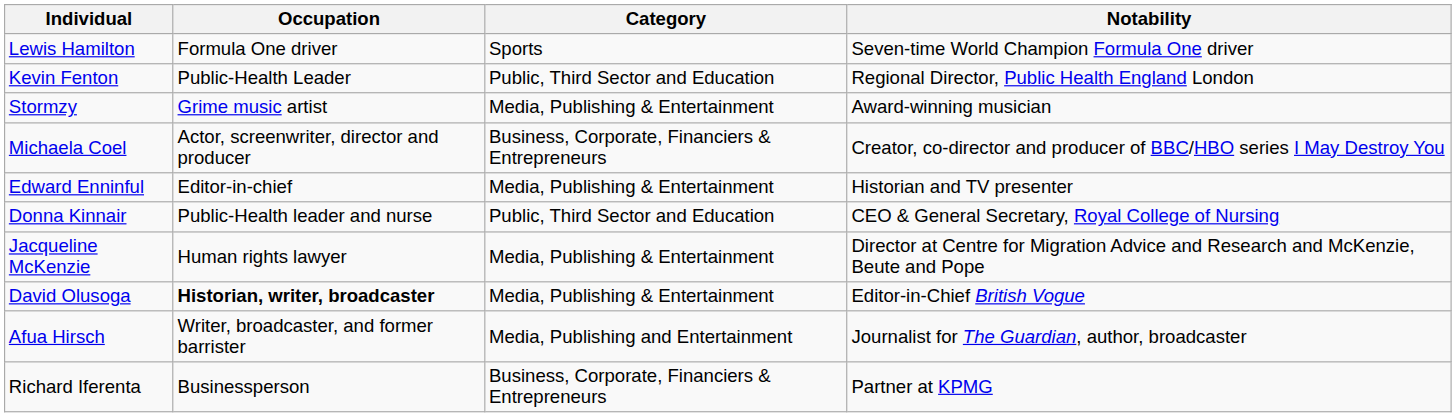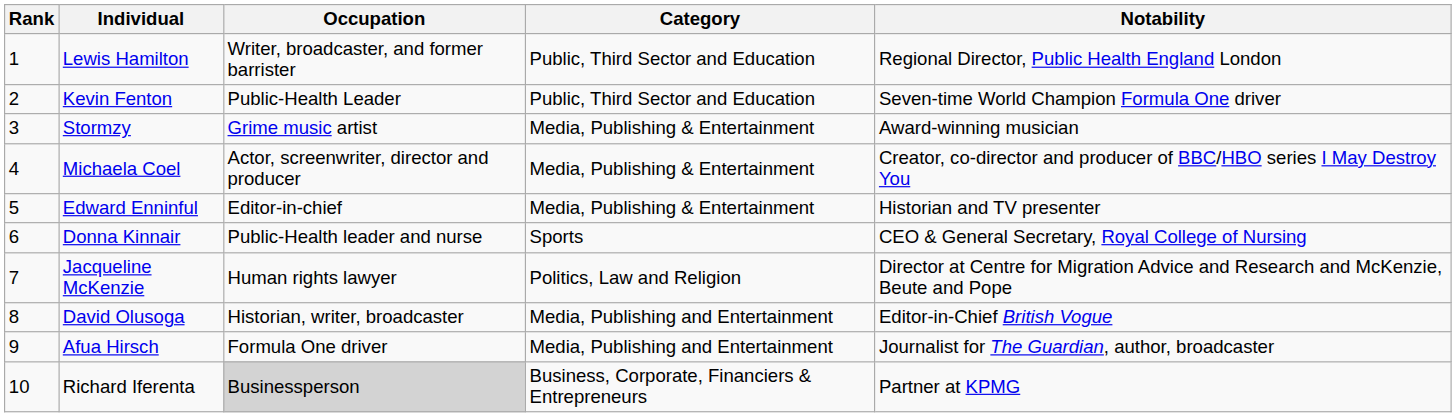+ column: (32, 19)
(257, 48) Formula One driver -> (355, 59) Writer, broadcaster, and former barrister
(516, 48) Sports -> (672, 59) Public, Third Sector and Education
(1052, 48) Seven-time World Champion Formula One driver -> (1080, 59) Regional Director, Public Health England London
(1053, 78) Regional Director, Public Health England London -> (1080, 98) Seven-time World Champion Formula One driver
(630, 147) Business, Corporate, Financiers & Entrepreneurs -> (672, 168) Media, Publishing & Entertainment
(632, 216) Public, Third Sector and Education -> (556, 237) Sports
(631, 256) Media, Publishing & Entertainment -> (635, 277) Politics, Law and Religion
(306, 296) bold -> (346, 317) normal
(631, 296) Media, Publishing & Entertainment -> (681, 317) Media, Publishing and Entertainment
(305, 336) Writer, broadcaster, and former barrister -> (307, 346) Formula One driver
(244, 386) no background -> (294, 386) lightgrey background
